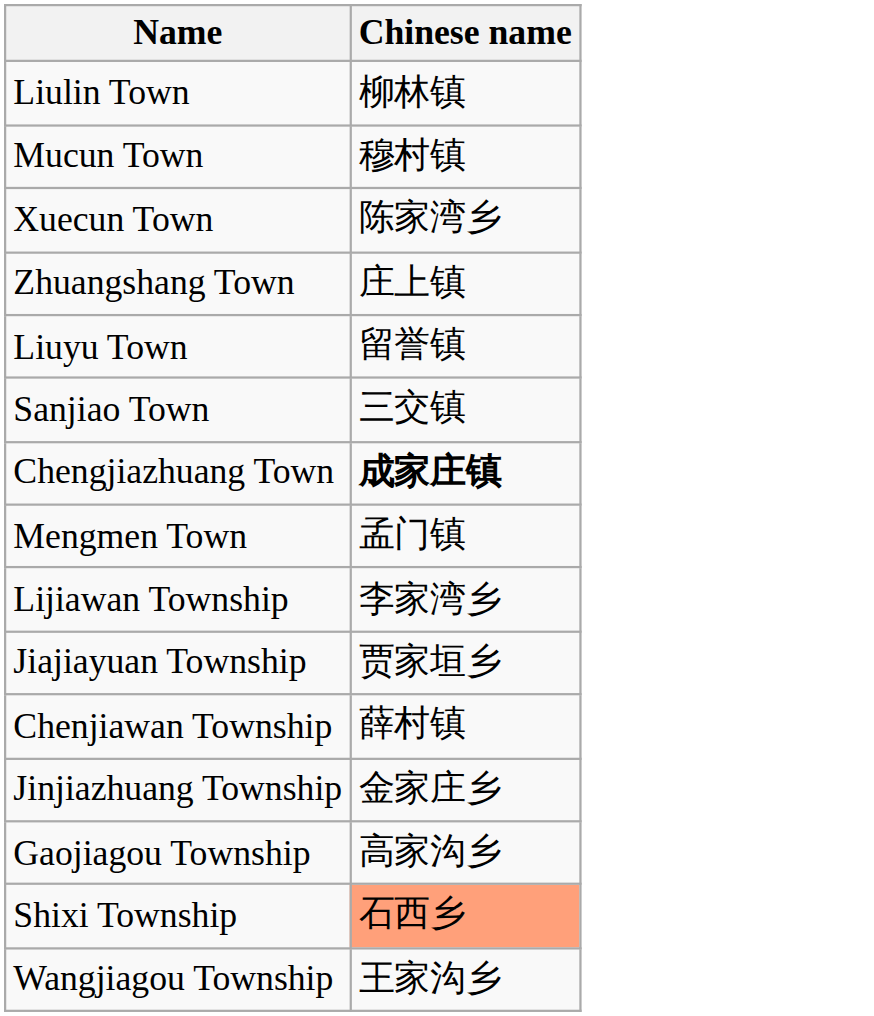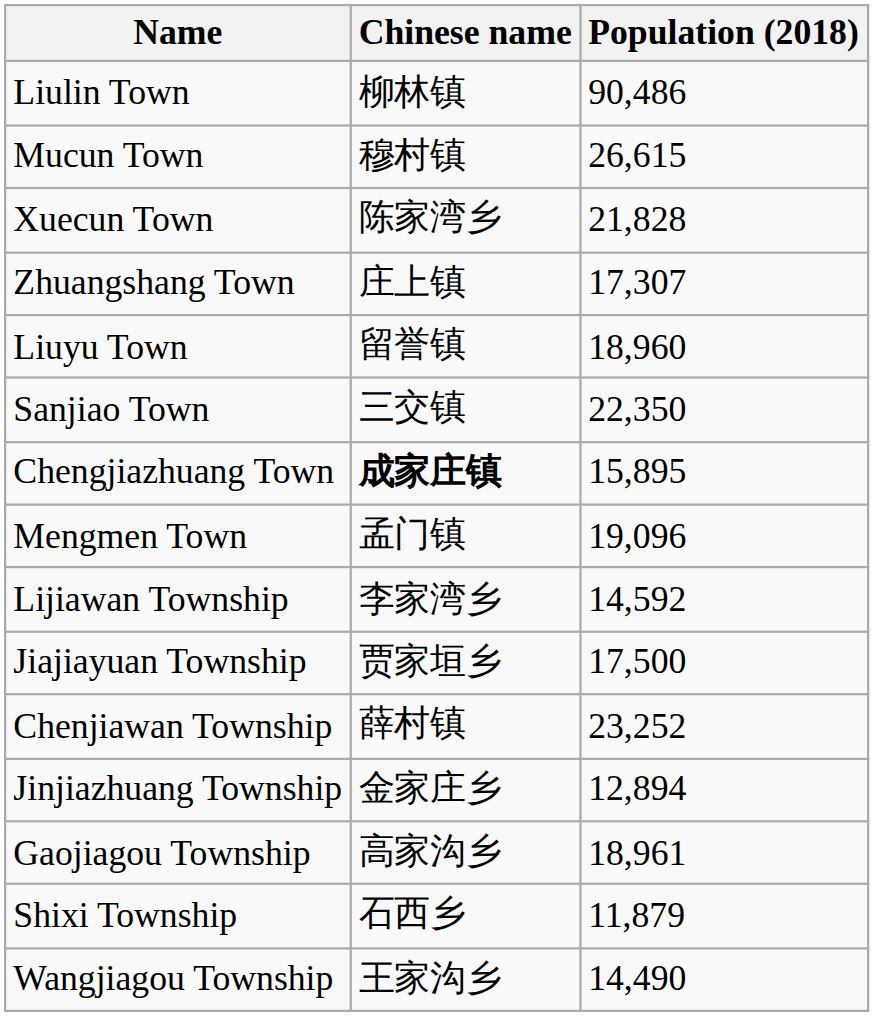+ column: (723, 32)
(412, 914) lightsalmon background -> (412, 914) no background
